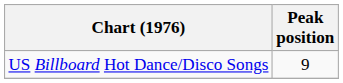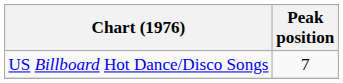(305, 64) 9 -> (305, 64) 7
